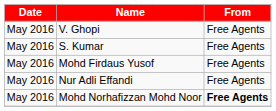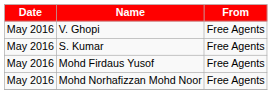- row: (96, 81)
(238, 98) bold -> (236, 81) normal
